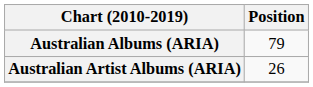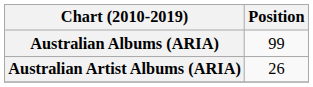(276, 43) 79 -> (276, 43) 99
